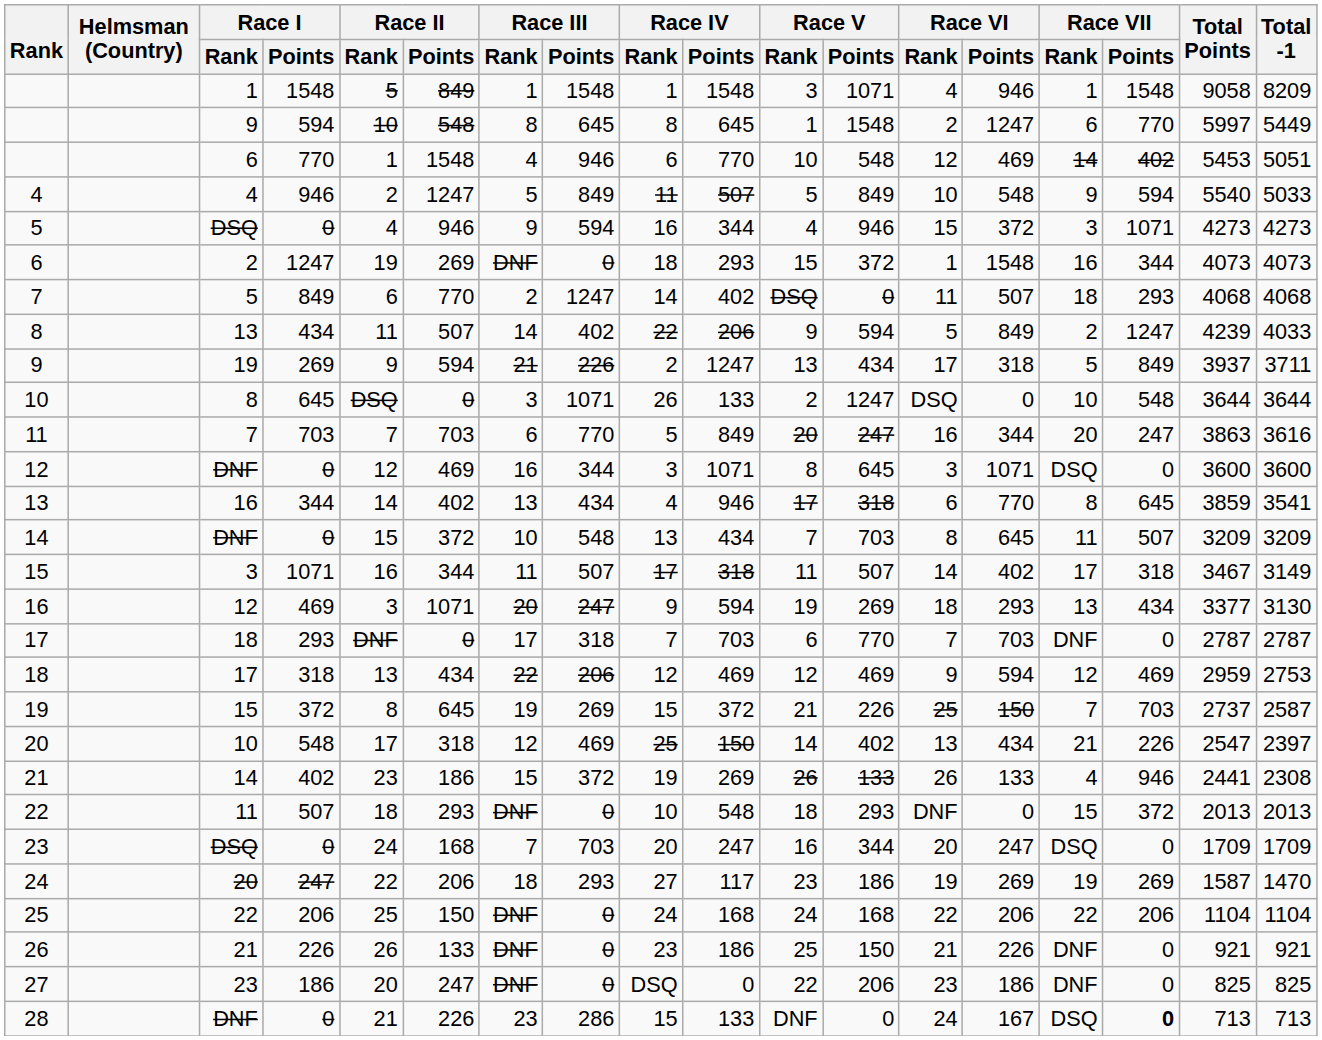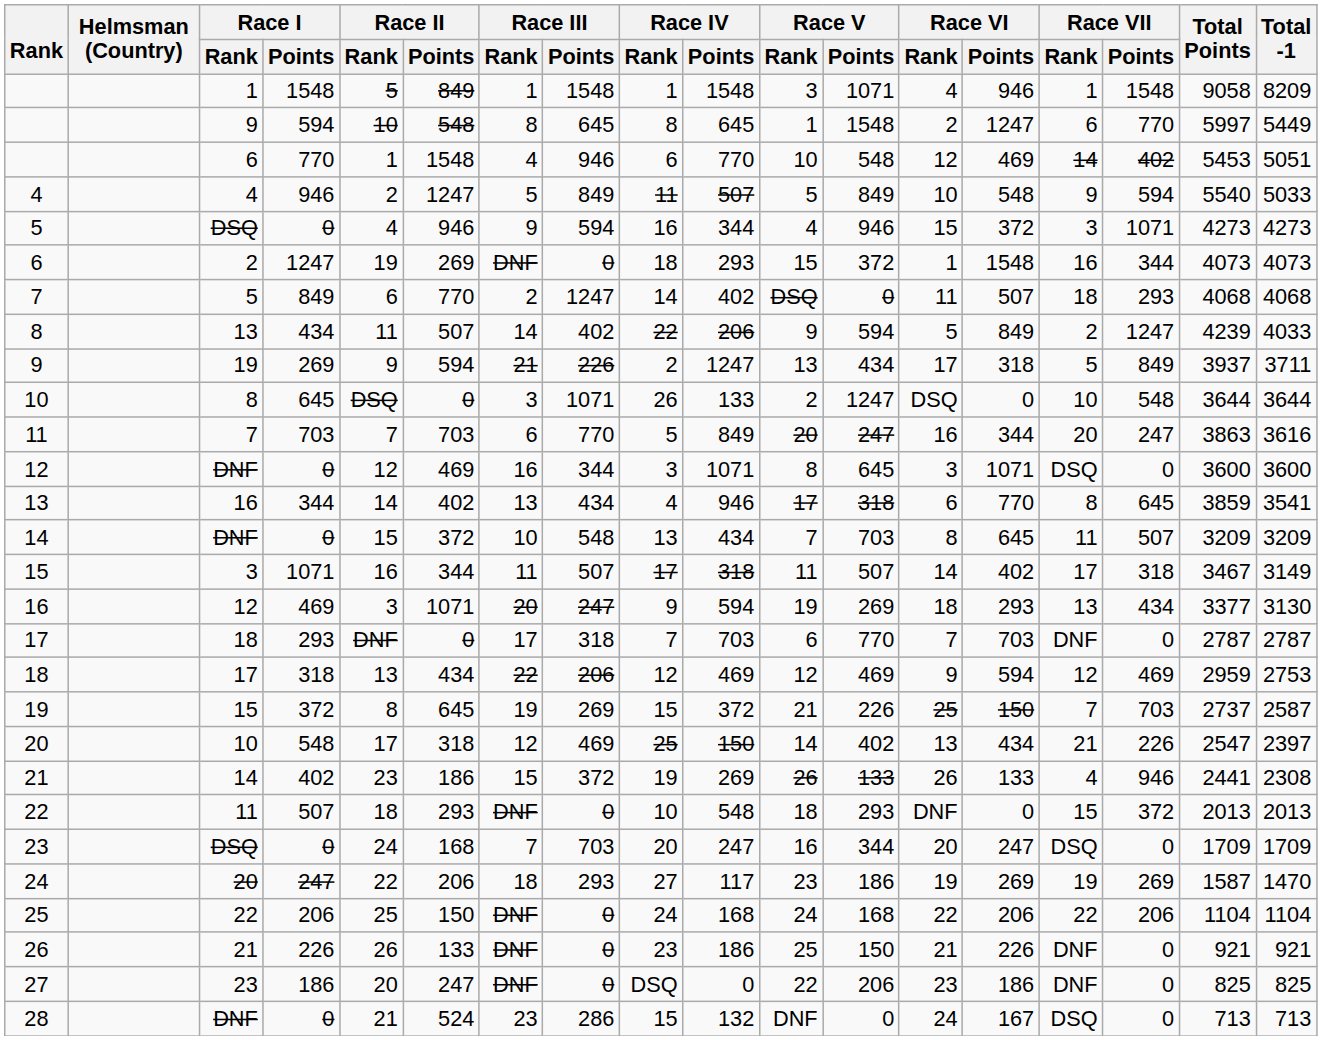(456, 1019) 226 -> (456, 1019) 524
(736, 1019) 133 -> (736, 1019) 132
(1168, 1019) bold -> (1168, 1019) normal
